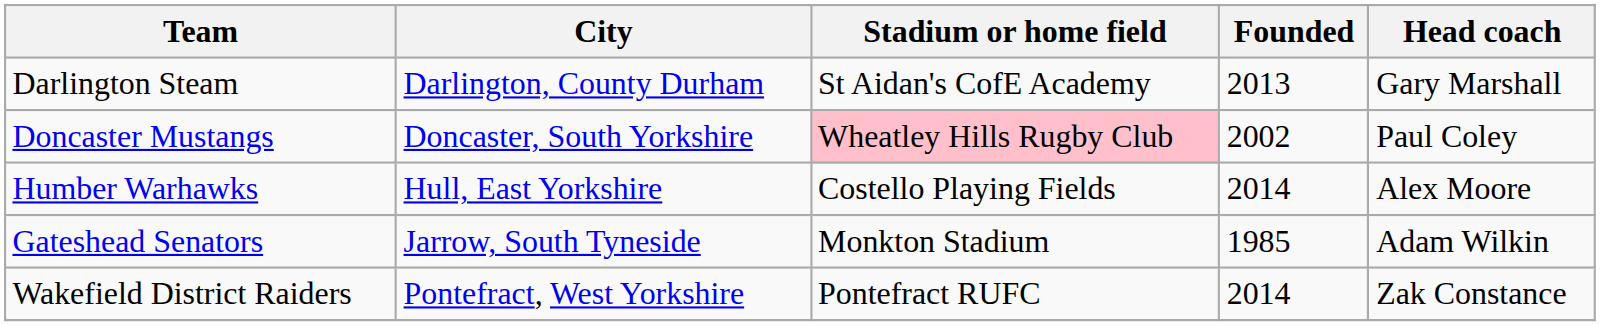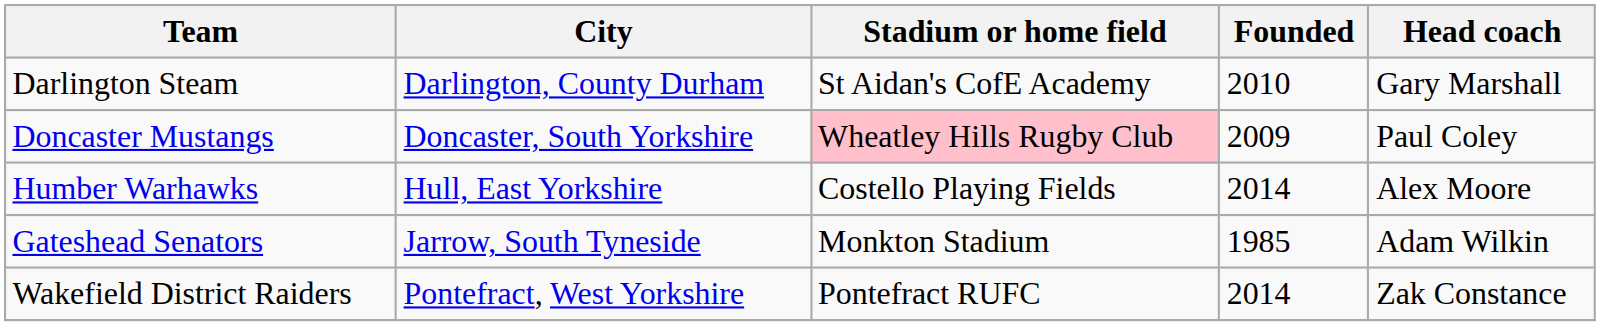(1259, 83) 2013 -> (1259, 83) 2010
(1259, 136) 2002 -> (1259, 136) 2009
